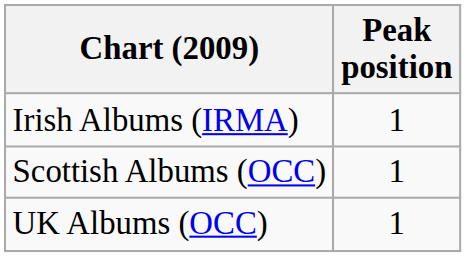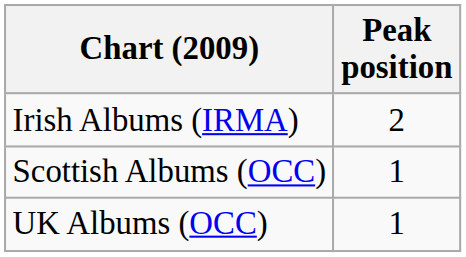(397, 119) 1 -> (397, 119) 2
